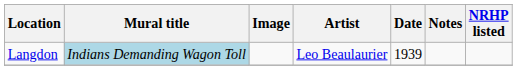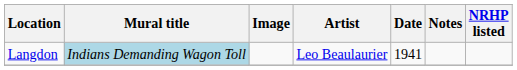(408, 53) 1939 -> (408, 53) 1941
